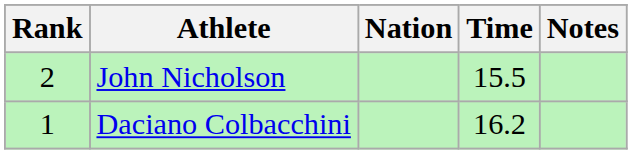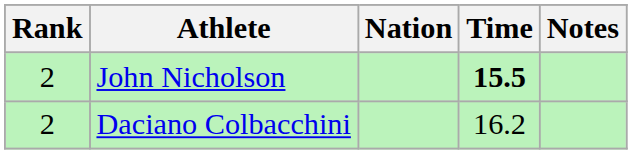(499, 76) normal -> (499, 76) bold
(47, 124) 1 -> (47, 124) 2
